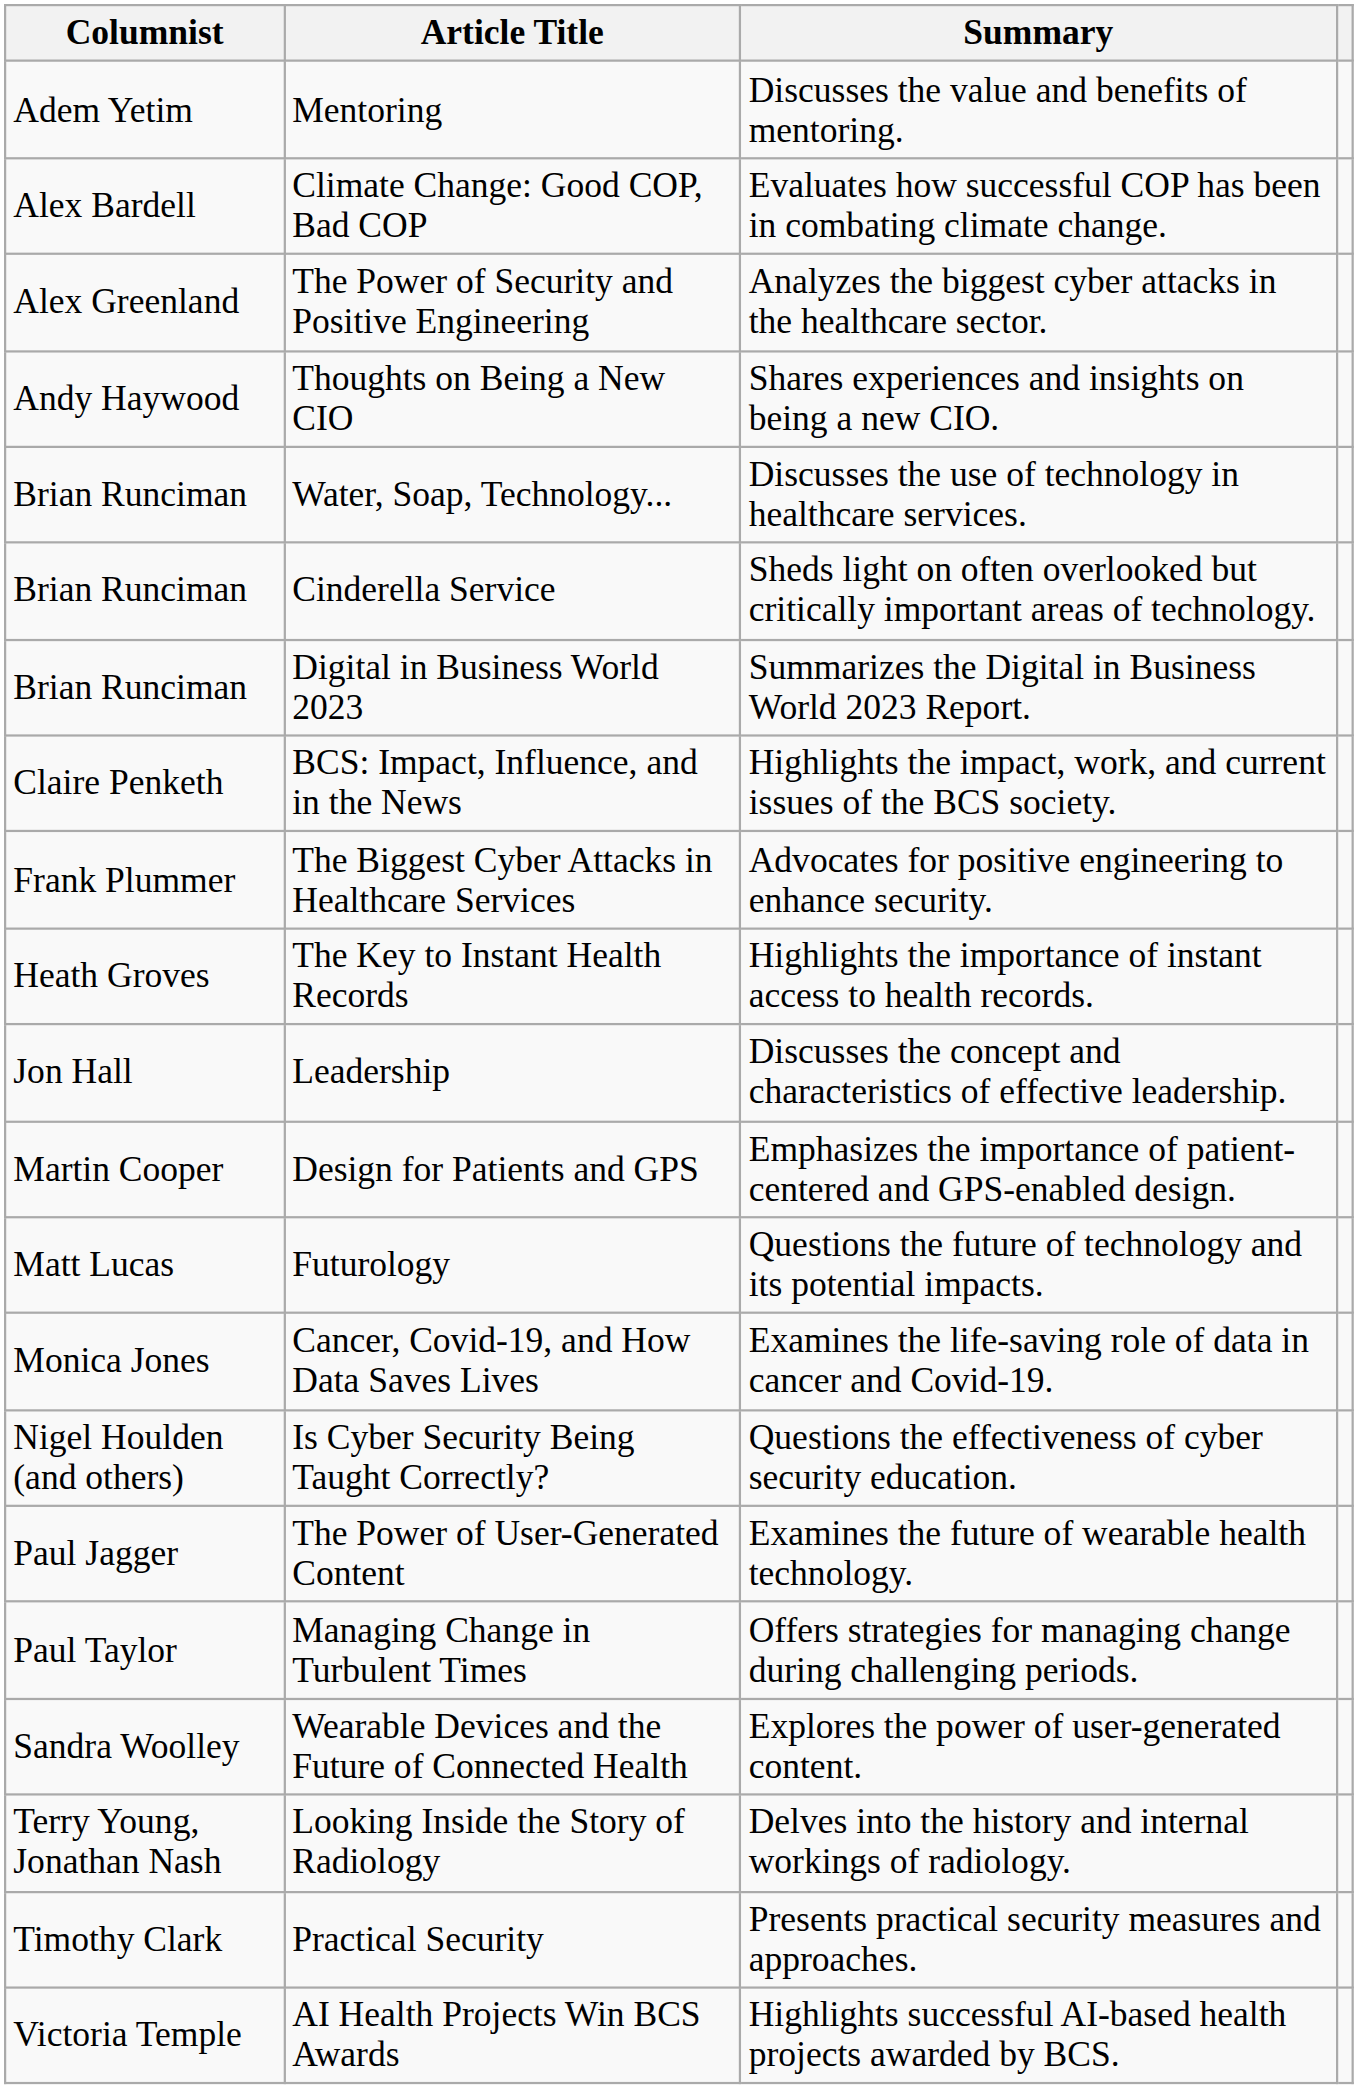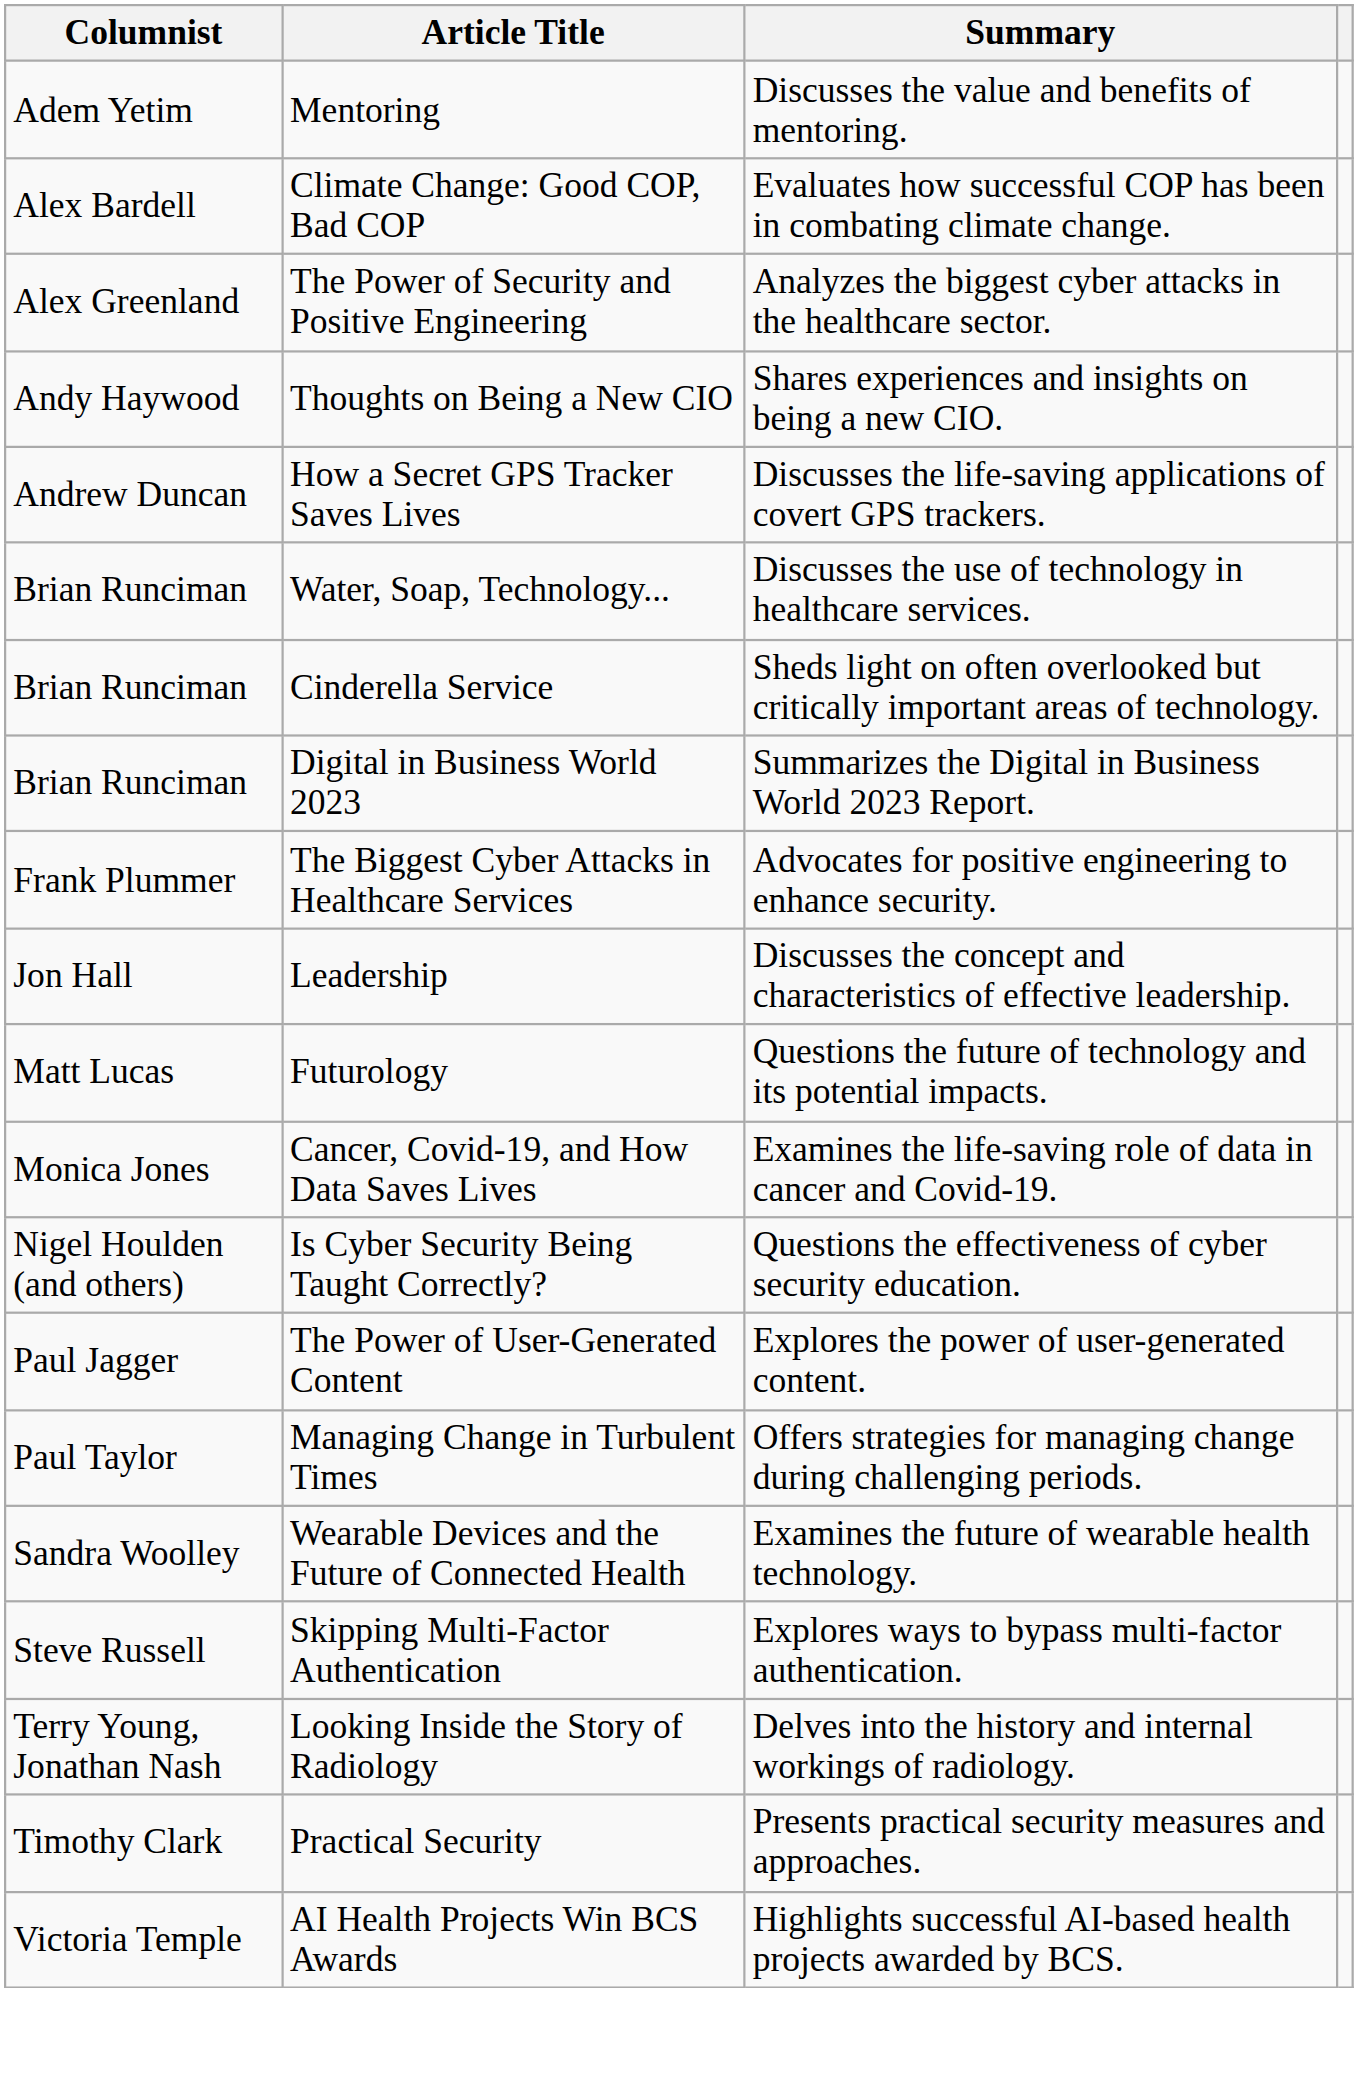+ row: (481, 494)
- row: (495, 783)
- row: (477, 975)
- row: (496, 1168)
(1027, 1553) Examines the future of wearable health technology. -> (1019, 1360) Explores the power of user-generated content.
(1015, 1745) Explores the power of user-generated content. -> (1031, 1553) Examines the future of wearable health technology.
+ row: (449, 1649)
